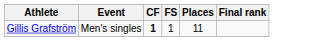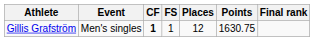+ column: (237, 13)
(198, 29) 11 -> (198, 29) 12
